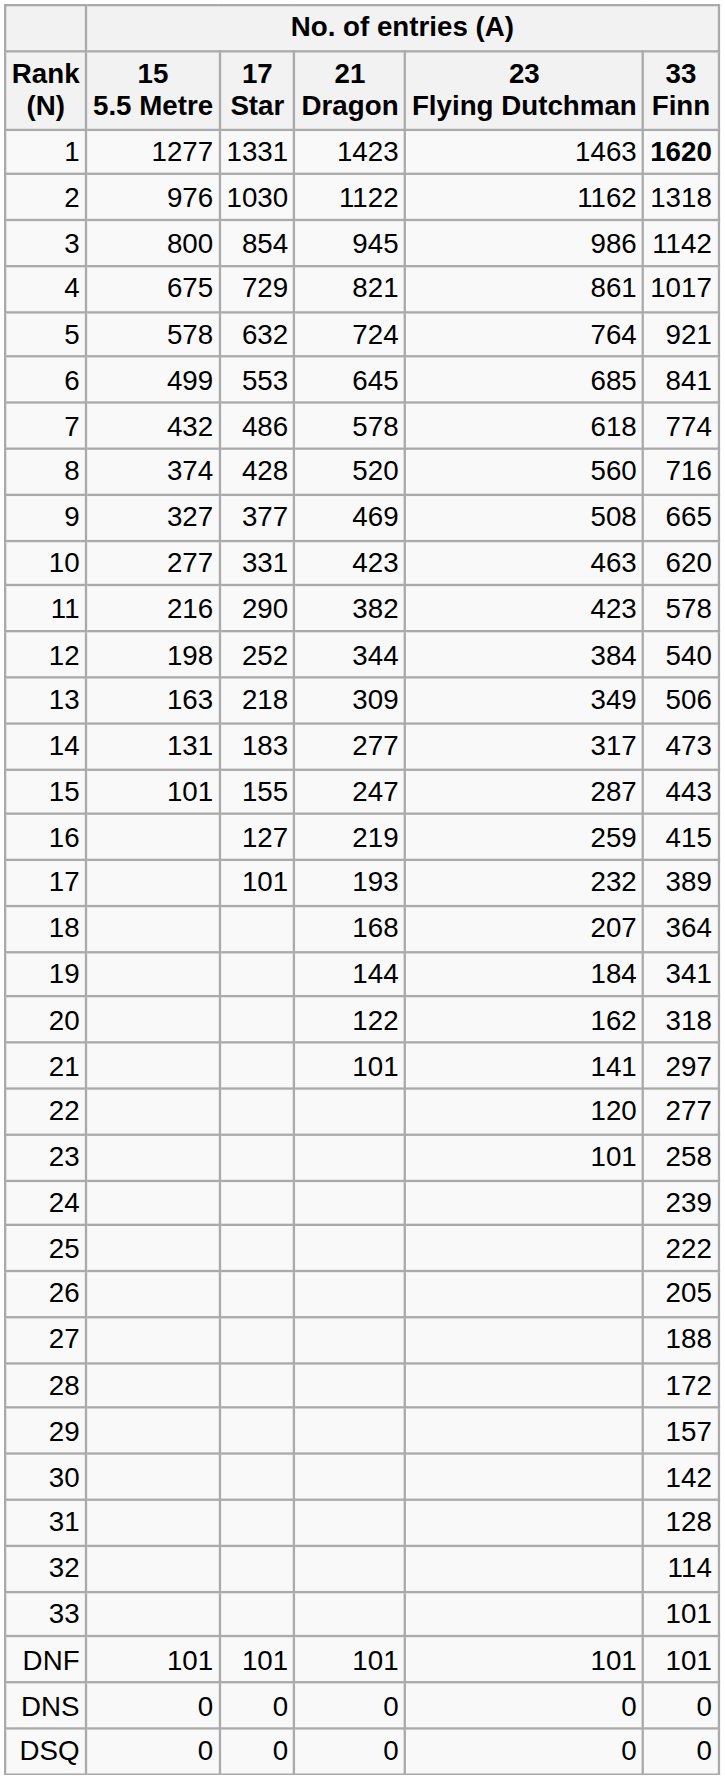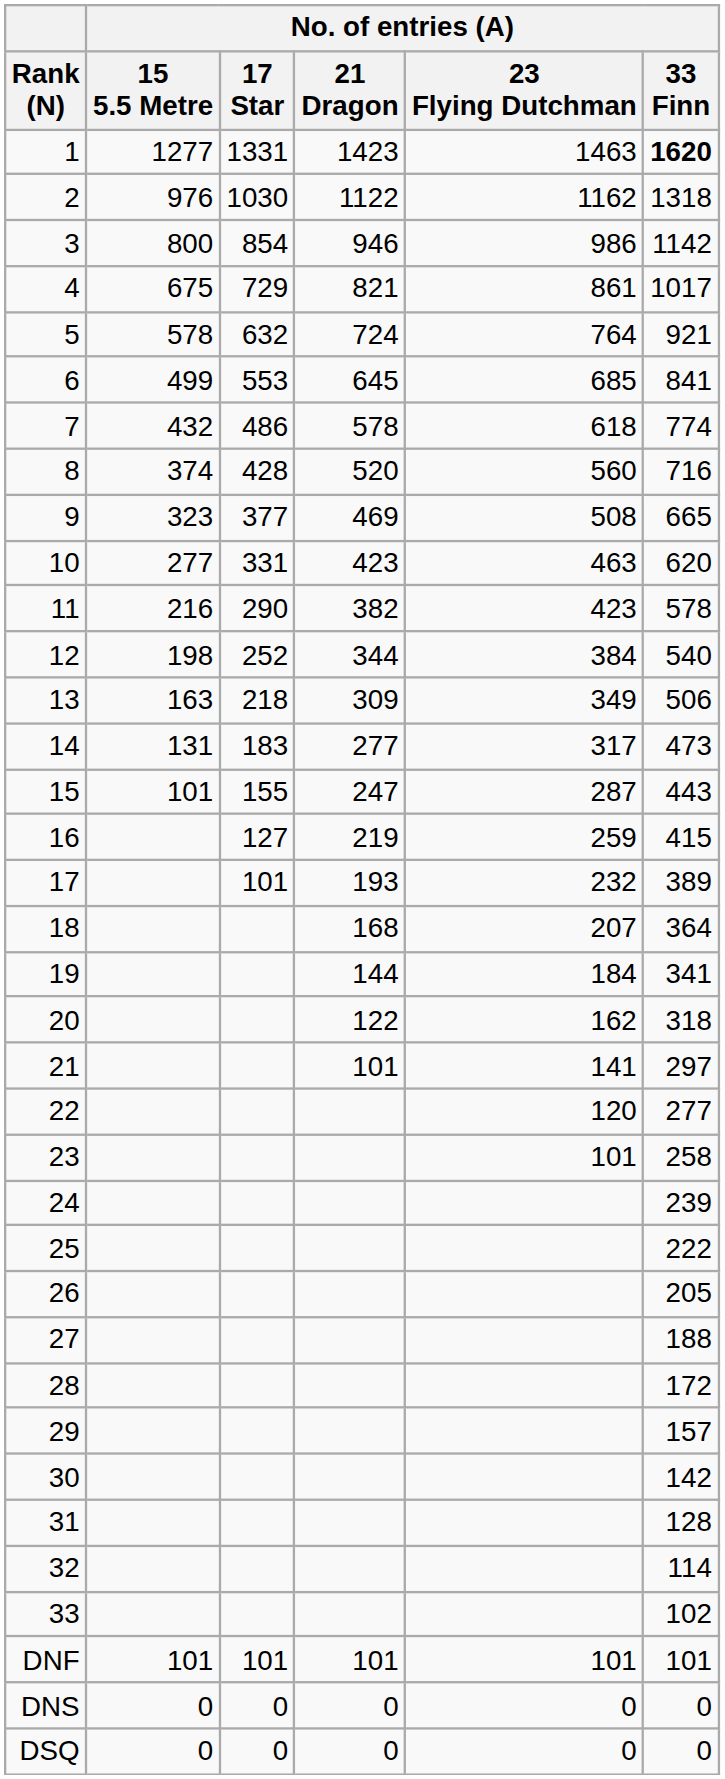(375, 243) 945 -> (375, 243) 946
(190, 517) 327 -> (190, 517) 323
(689, 1614) 101 -> (689, 1614) 102
